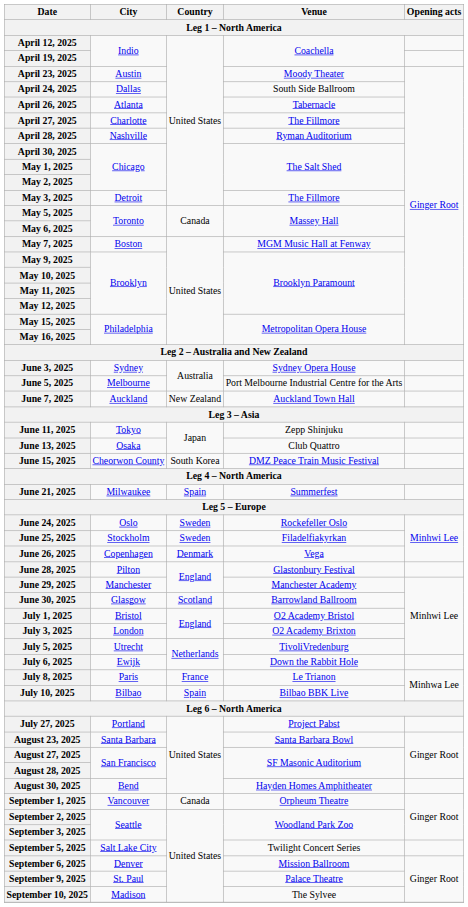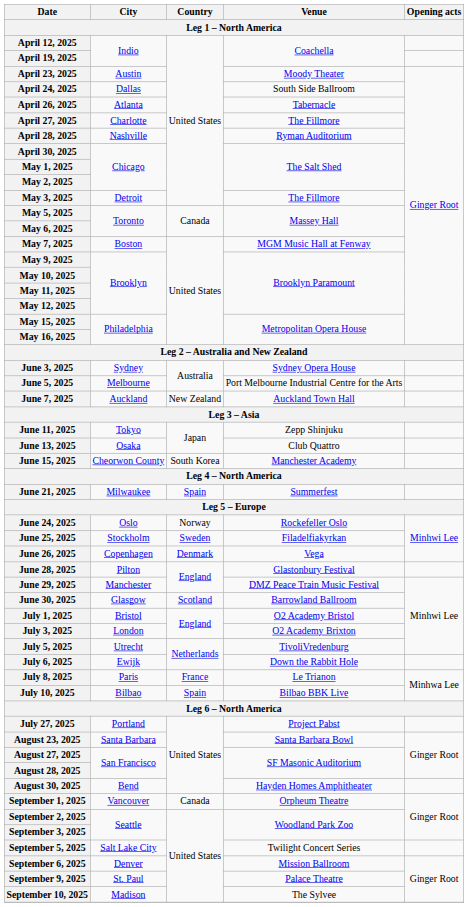(314, 461) DMZ Peace Train Music Festival -> (314, 461) Manchester Academy
(195, 523) Sweden -> (195, 523) Norway
(314, 584) Manchester Academy -> (314, 584) DMZ Peace Train Music Festival
